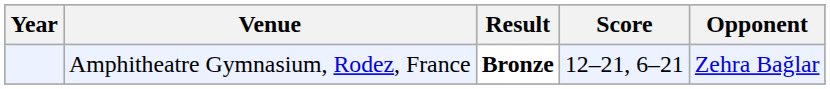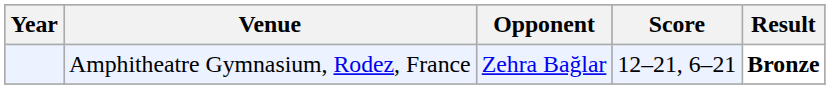columns swapped: (757, 24) <-> (518, 24)
